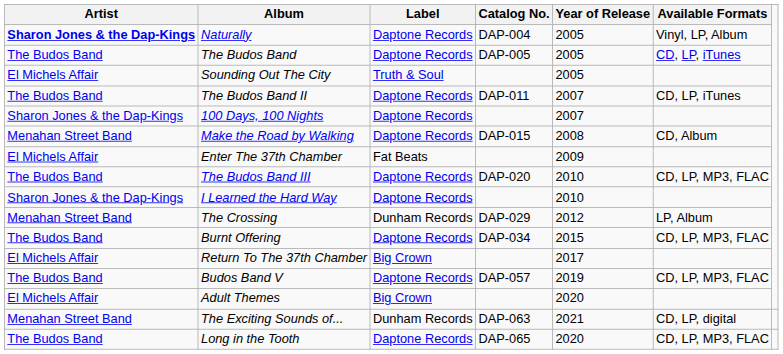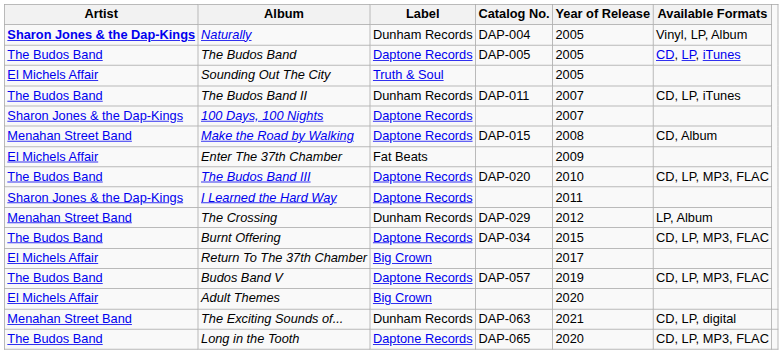(423, 34) Daptone Records -> (423, 34) Dunham Records
(423, 95) Daptone Records -> (423, 95) Dunham Records
(570, 197) 2010 -> (569, 197) 2011
